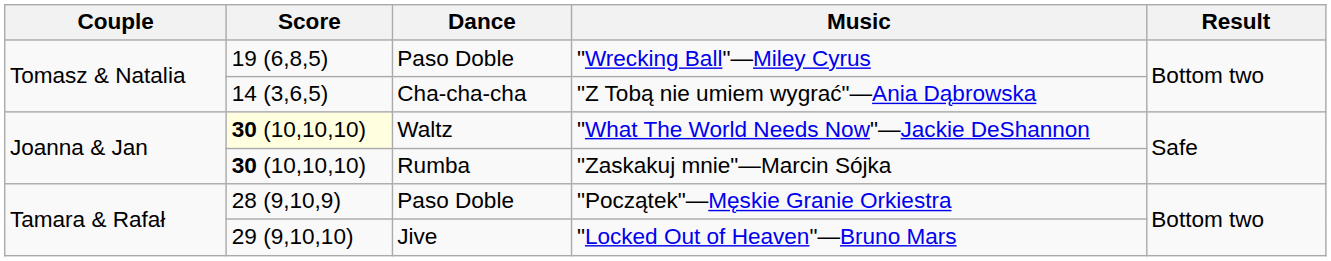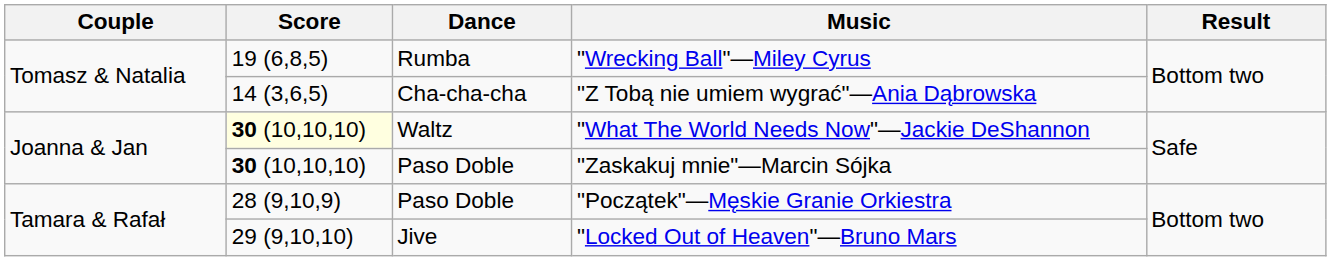(456, 58) Paso Doble -> (434, 58) Rumba
(434, 165) Rumba -> (456, 165) Paso Doble
